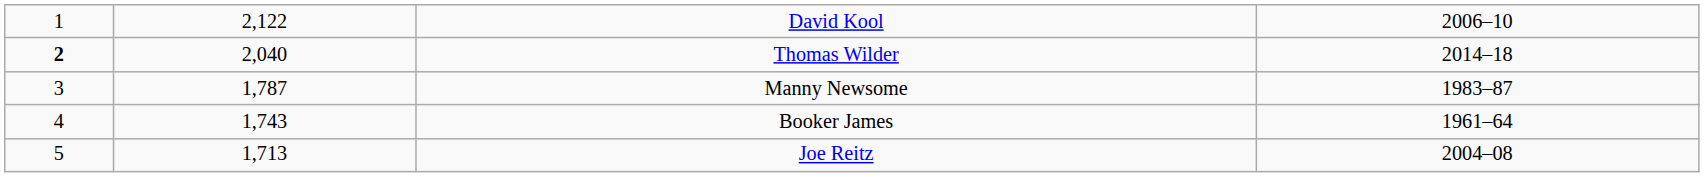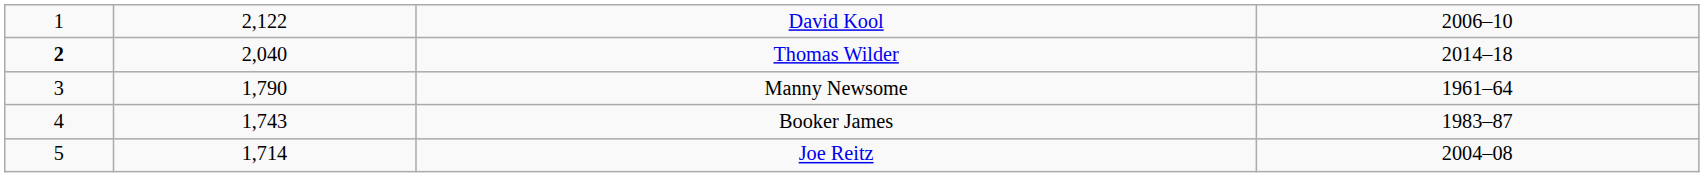(264, 87) 1,787 -> (264, 87) 1,790
(1477, 87) 1983–87 -> (1477, 87) 1961–64
(1477, 121) 1961–64 -> (1477, 121) 1983–87
(264, 154) 1,713 -> (264, 154) 1,714
